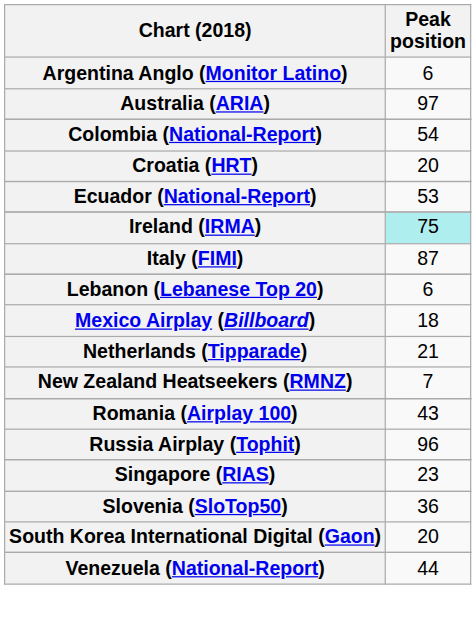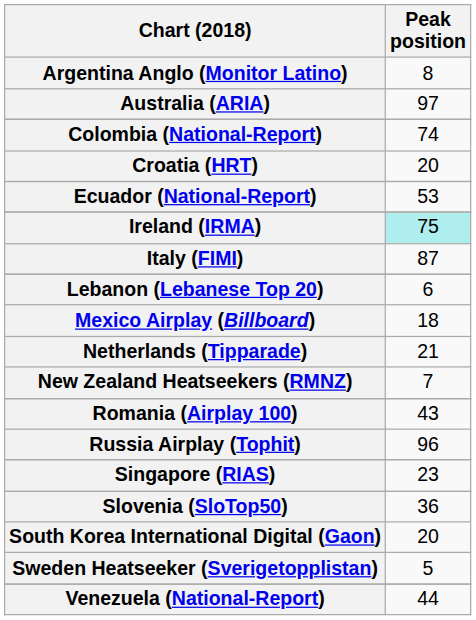(428, 72) 6 -> (428, 72) 8
(428, 134) 54 -> (428, 134) 74
+ row: (195, 568)
